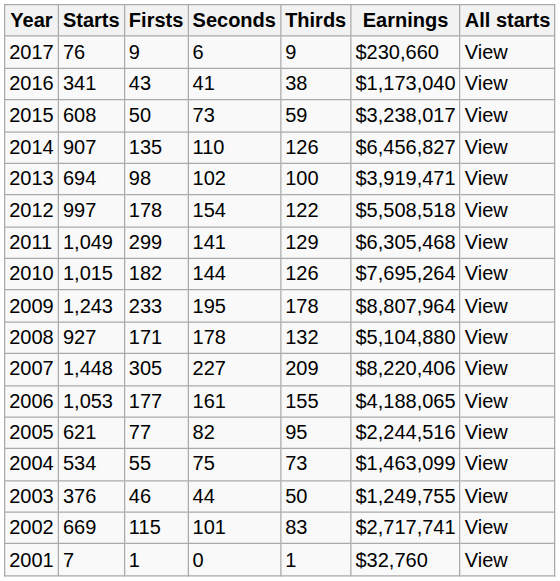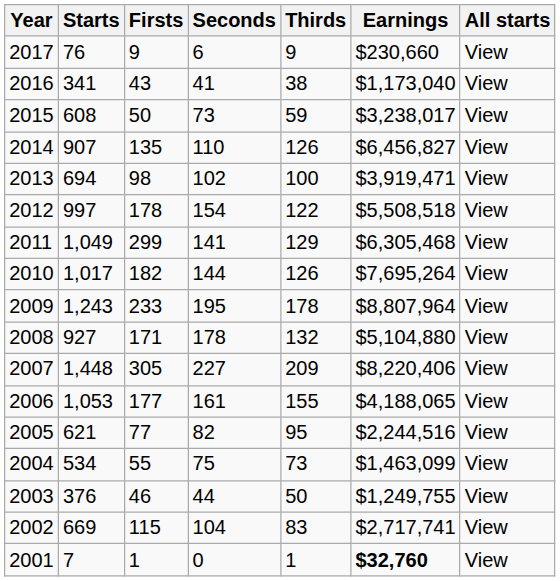(88, 274) 1,015 -> (88, 274) 1,017
(209, 527) 101 -> (209, 527) 104
(392, 559) normal -> (392, 559) bold
